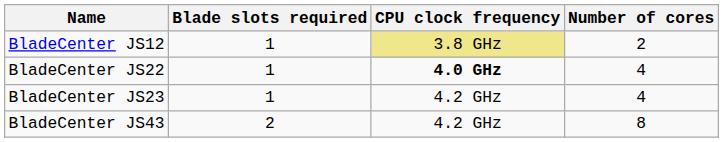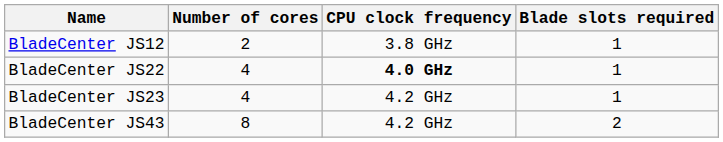columns swapped: (641, 18) <-> (270, 18)
(468, 44) khaki background -> (419, 44) no background
